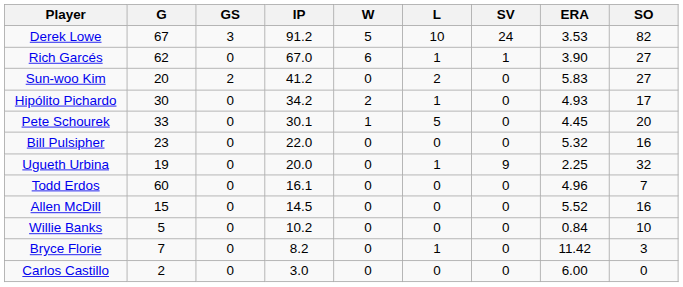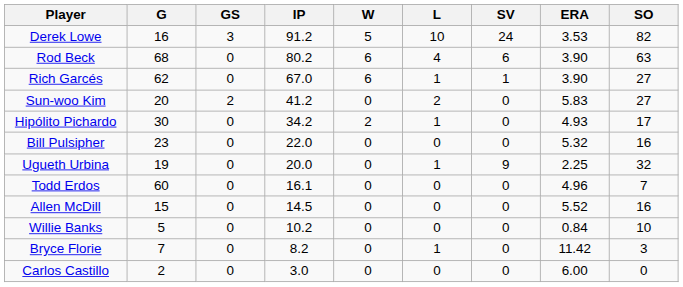(161, 36) 67 -> (161, 36) 16
+ row: (66, 57)
- row: (66, 121)
